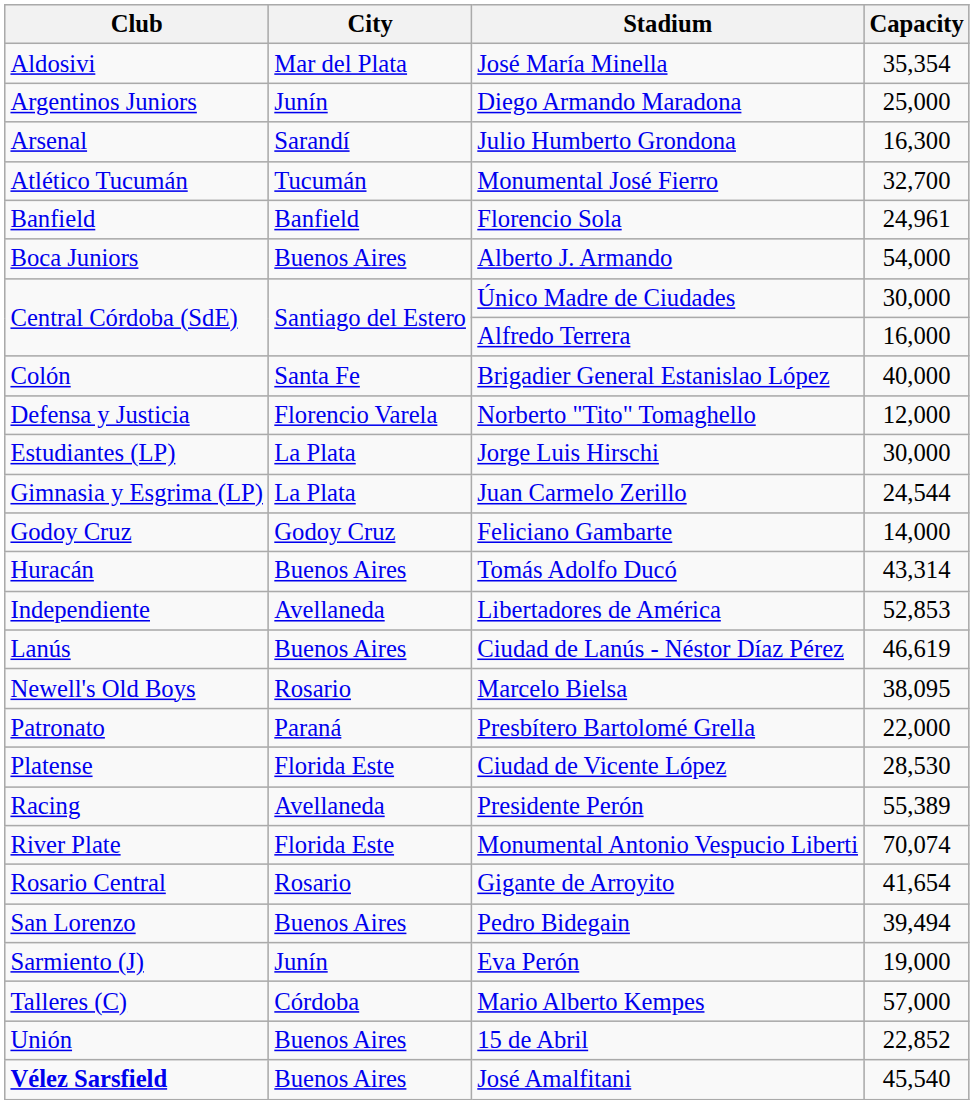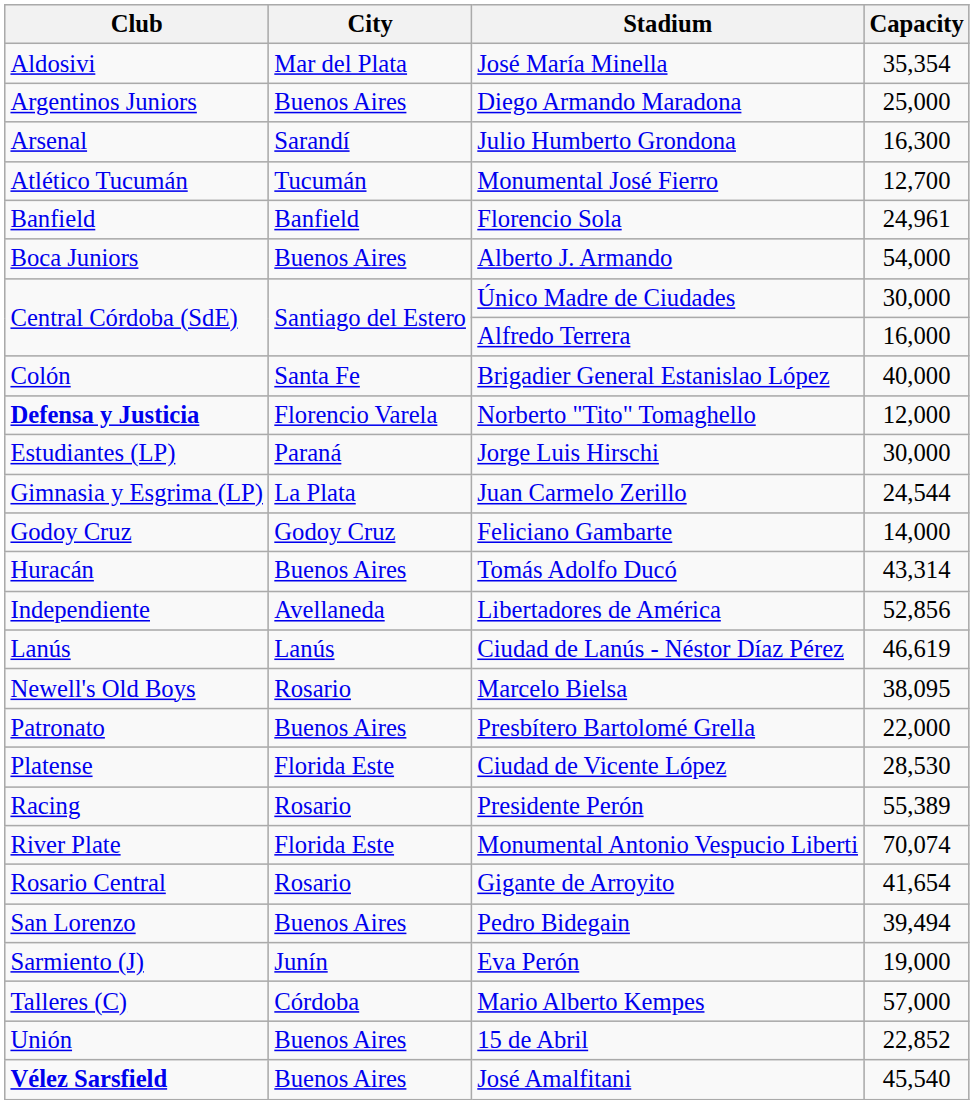(301, 102) Junín -> (340, 102) Buenos Aires
(917, 180) 32,700 -> (917, 180) 12,700
(100, 414) normal -> (105, 414) bold
(315, 453) La Plata -> (308, 453) Paraná
(917, 610) 52,853 -> (917, 610) 52,856
(340, 649) Buenos Aires -> (304, 649) Lanús
(308, 727) Paraná -> (340, 727) Buenos Aires
(330, 805) Avellaneda -> (313, 805) Rosario
